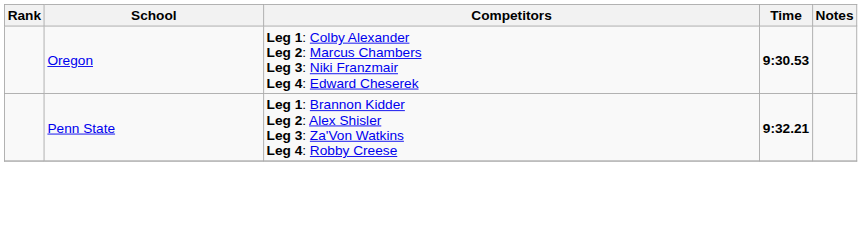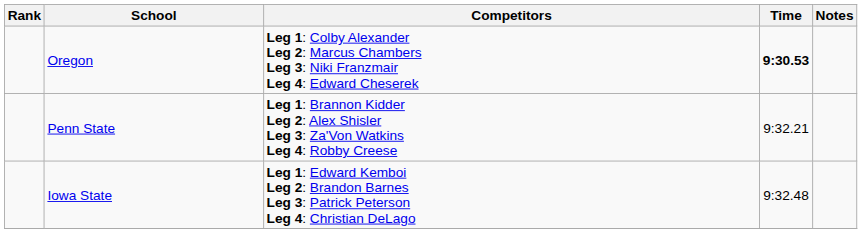(786, 128) bold -> (786, 128) normal
+ row: (80, 195)
